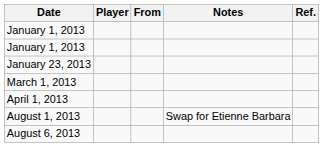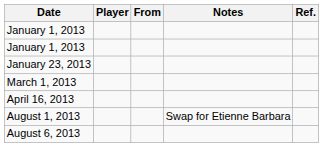- row: (37, 99)
+ row: (40, 99)
